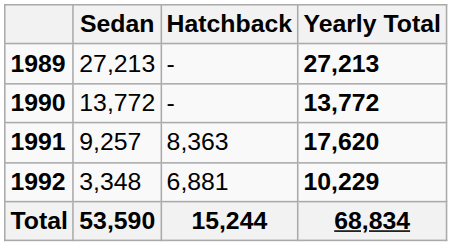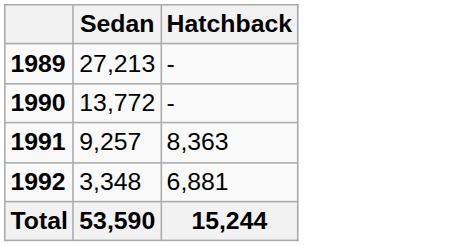- column: (372, 24)
